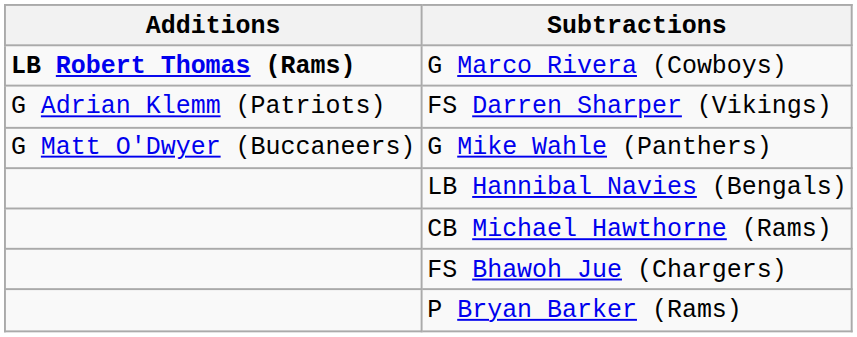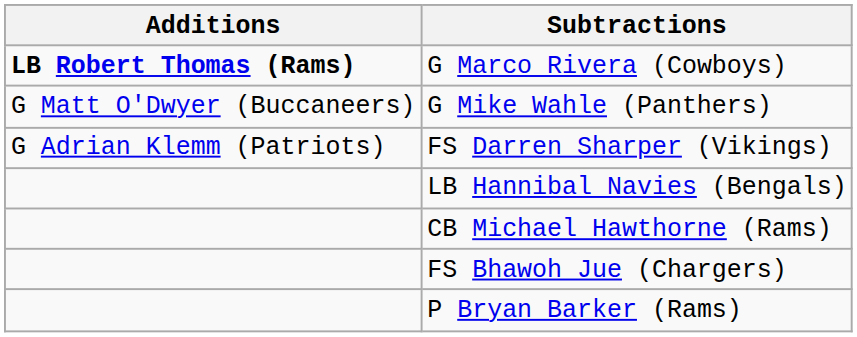rows swapped: (600, 147) <-> (629, 107)
